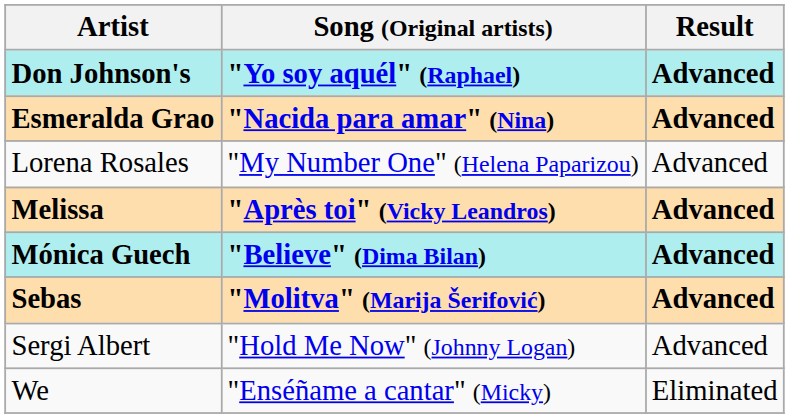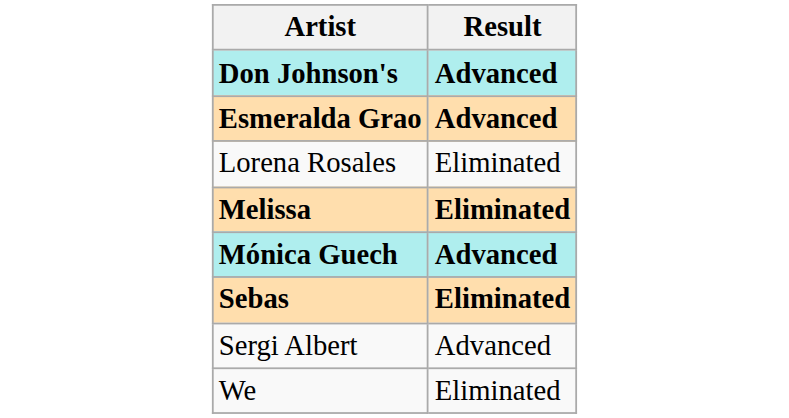- column: (433, 27)
(710, 163) Advanced -> (498, 163) Eliminated
(713, 208) Advanced -> (502, 208) Eliminated
(713, 299) Advanced -> (502, 299) Eliminated
